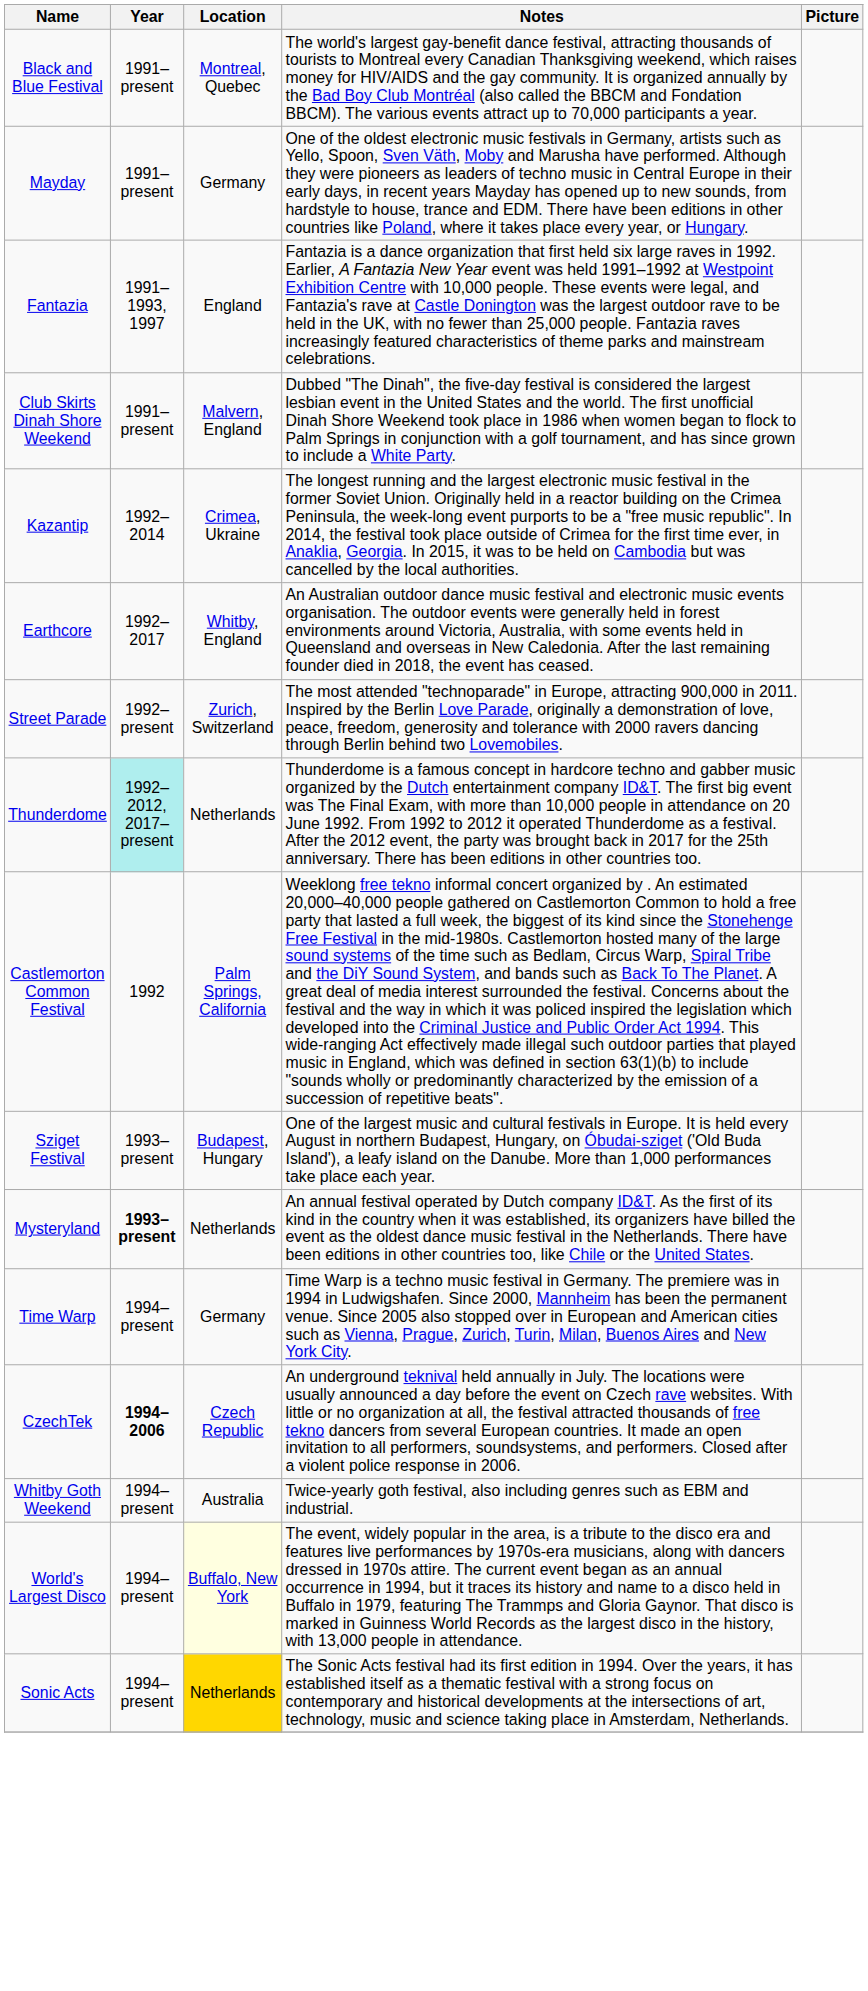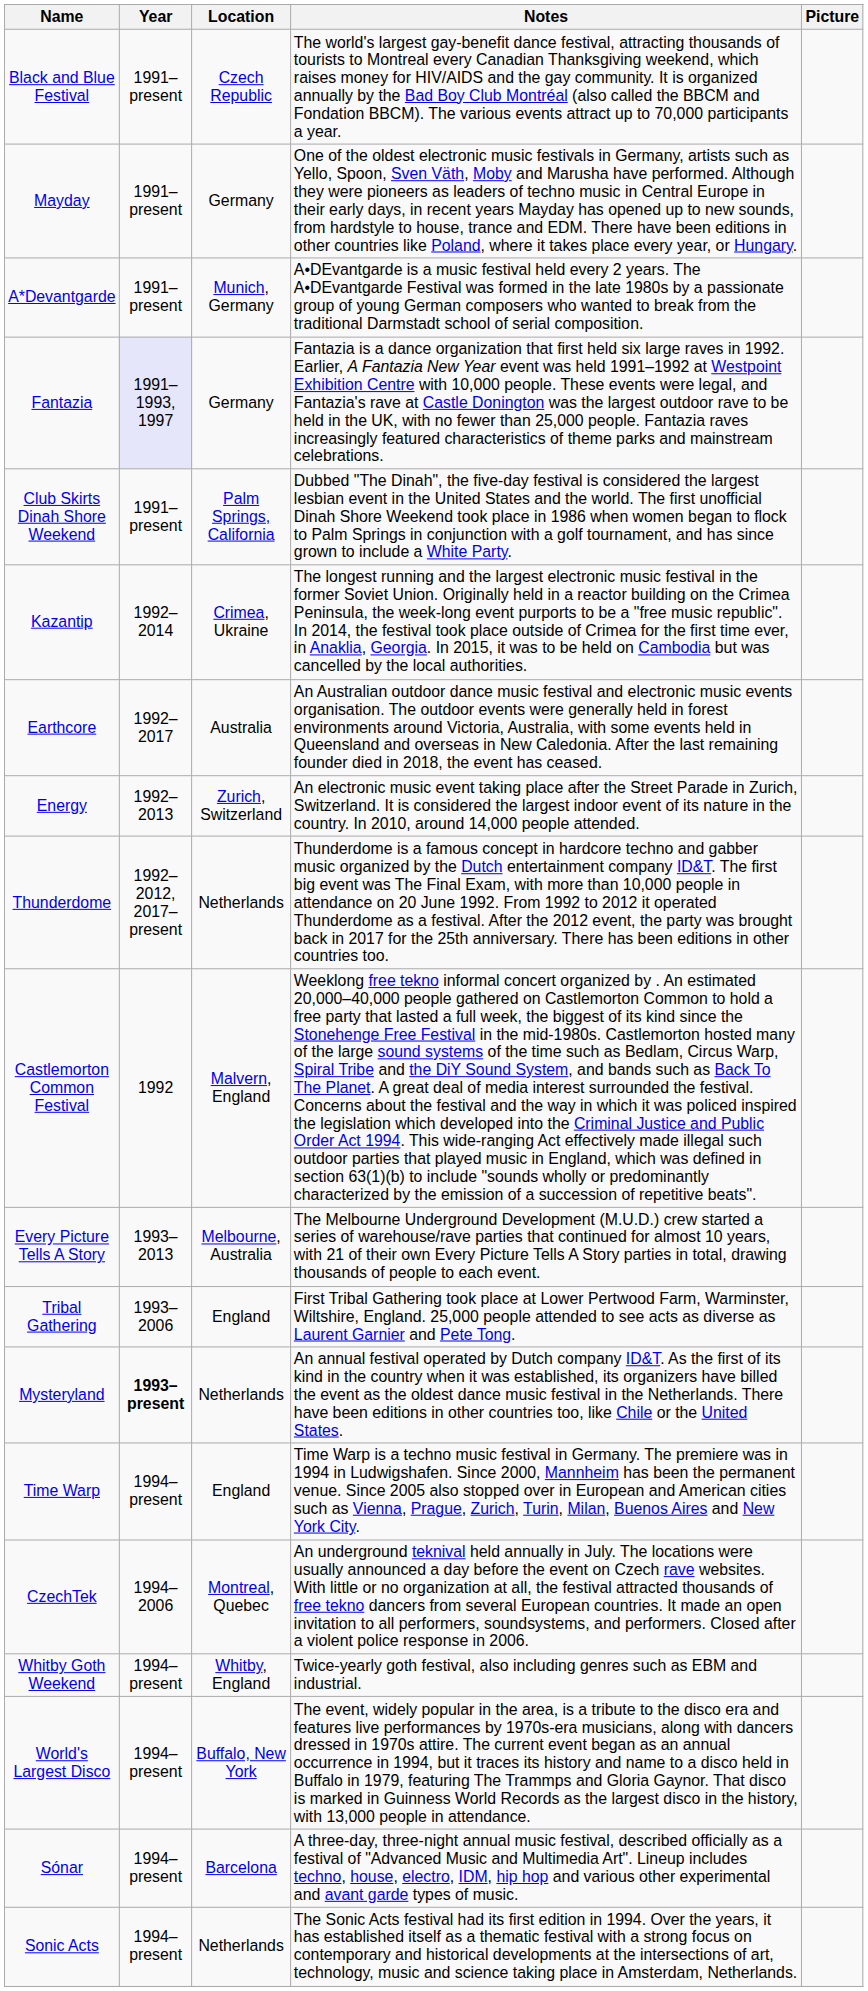(233, 77) Montreal, Quebec -> (241, 86) Czech Republic
+ row: (62, 297)
(147, 306) no background -> (156, 402) lavender background
(233, 306) England -> (241, 402) Germany
(233, 420) Malvern, England -> (241, 516) Palm Springs, California
(233, 631) Whitby, England -> (241, 727) Australia
- row: (57, 718)
+ row: (62, 806)
(147, 815) paleturquoise background -> (156, 902) no background
(233, 991) Palm Springs, California -> (241, 1087) Malvern, England
- row: (57, 1150)
+ row: (62, 1246)
+ row: (62, 1316)
(233, 1316) Germany -> (241, 1491) England
(147, 1421) bold -> (156, 1596) normal
(233, 1421) Czech Republic -> (241, 1596) Montreal, Quebec
(233, 1500) Australia -> (241, 1675) Whitby, England
(233, 1587) lightyellow background -> (241, 1762) no background
+ row: (62, 1868)
(233, 1693) gold background -> (241, 1946) no background
